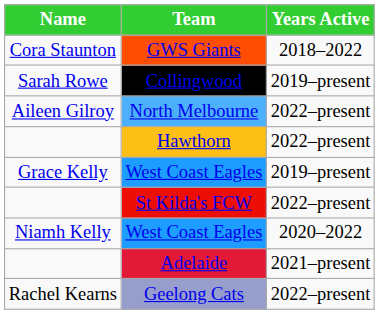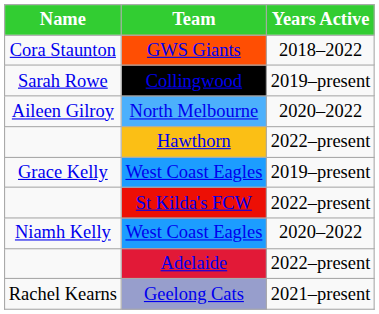(321, 111) 2022–present -> (321, 111) 2020–2022
(321, 263) 2021–present -> (321, 263) 2022–present
(321, 293) 2022–present -> (321, 293) 2021–present
